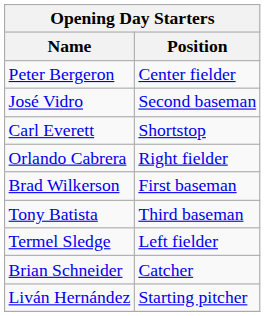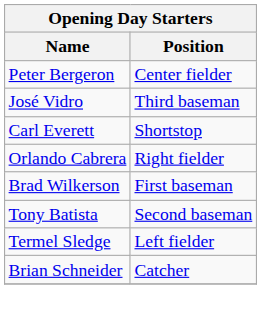(197, 102) Second baseman -> (187, 102) Third baseman
(191, 213) Third baseman -> (193, 213) Second baseman
- row: (69, 297)
